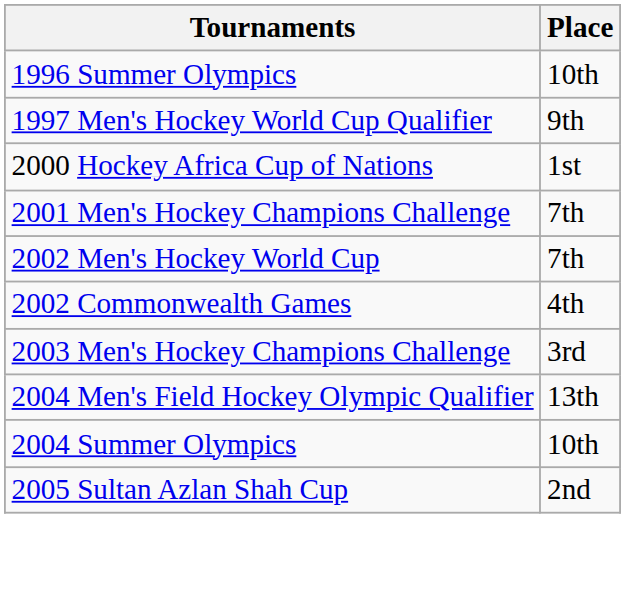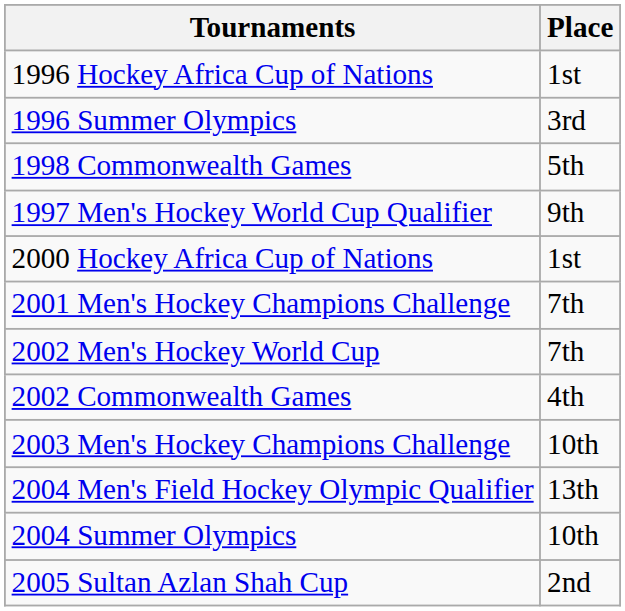+ row: (222, 73)
(573, 73) 10th -> (566, 119) 3rd
+ row: (181, 166)
(566, 350) 3rd -> (573, 443) 10th
